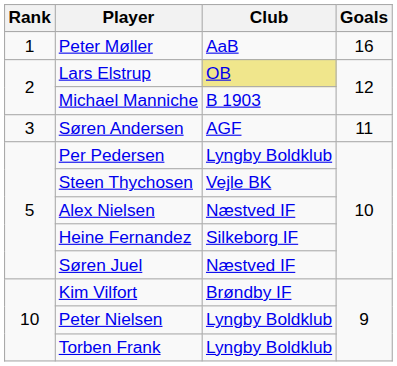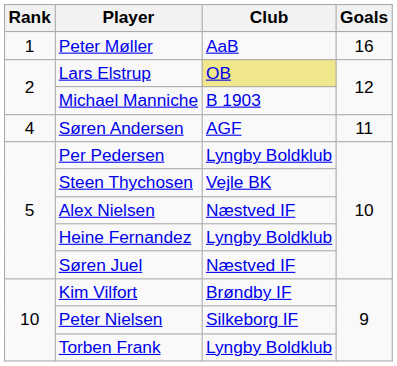(30, 127) 3 -> (30, 127) 4
(252, 237) Silkeborg IF -> (269, 237) Lyngby Boldklub
(269, 319) Lyngby Boldklub -> (252, 319) Silkeborg IF
